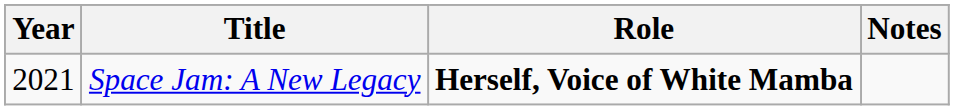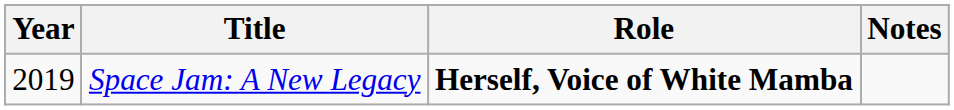(43, 78) 2021 -> (43, 78) 2019
